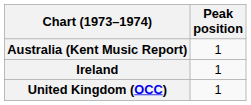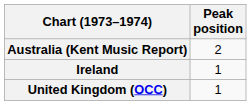(218, 49) 1 -> (218, 49) 2
